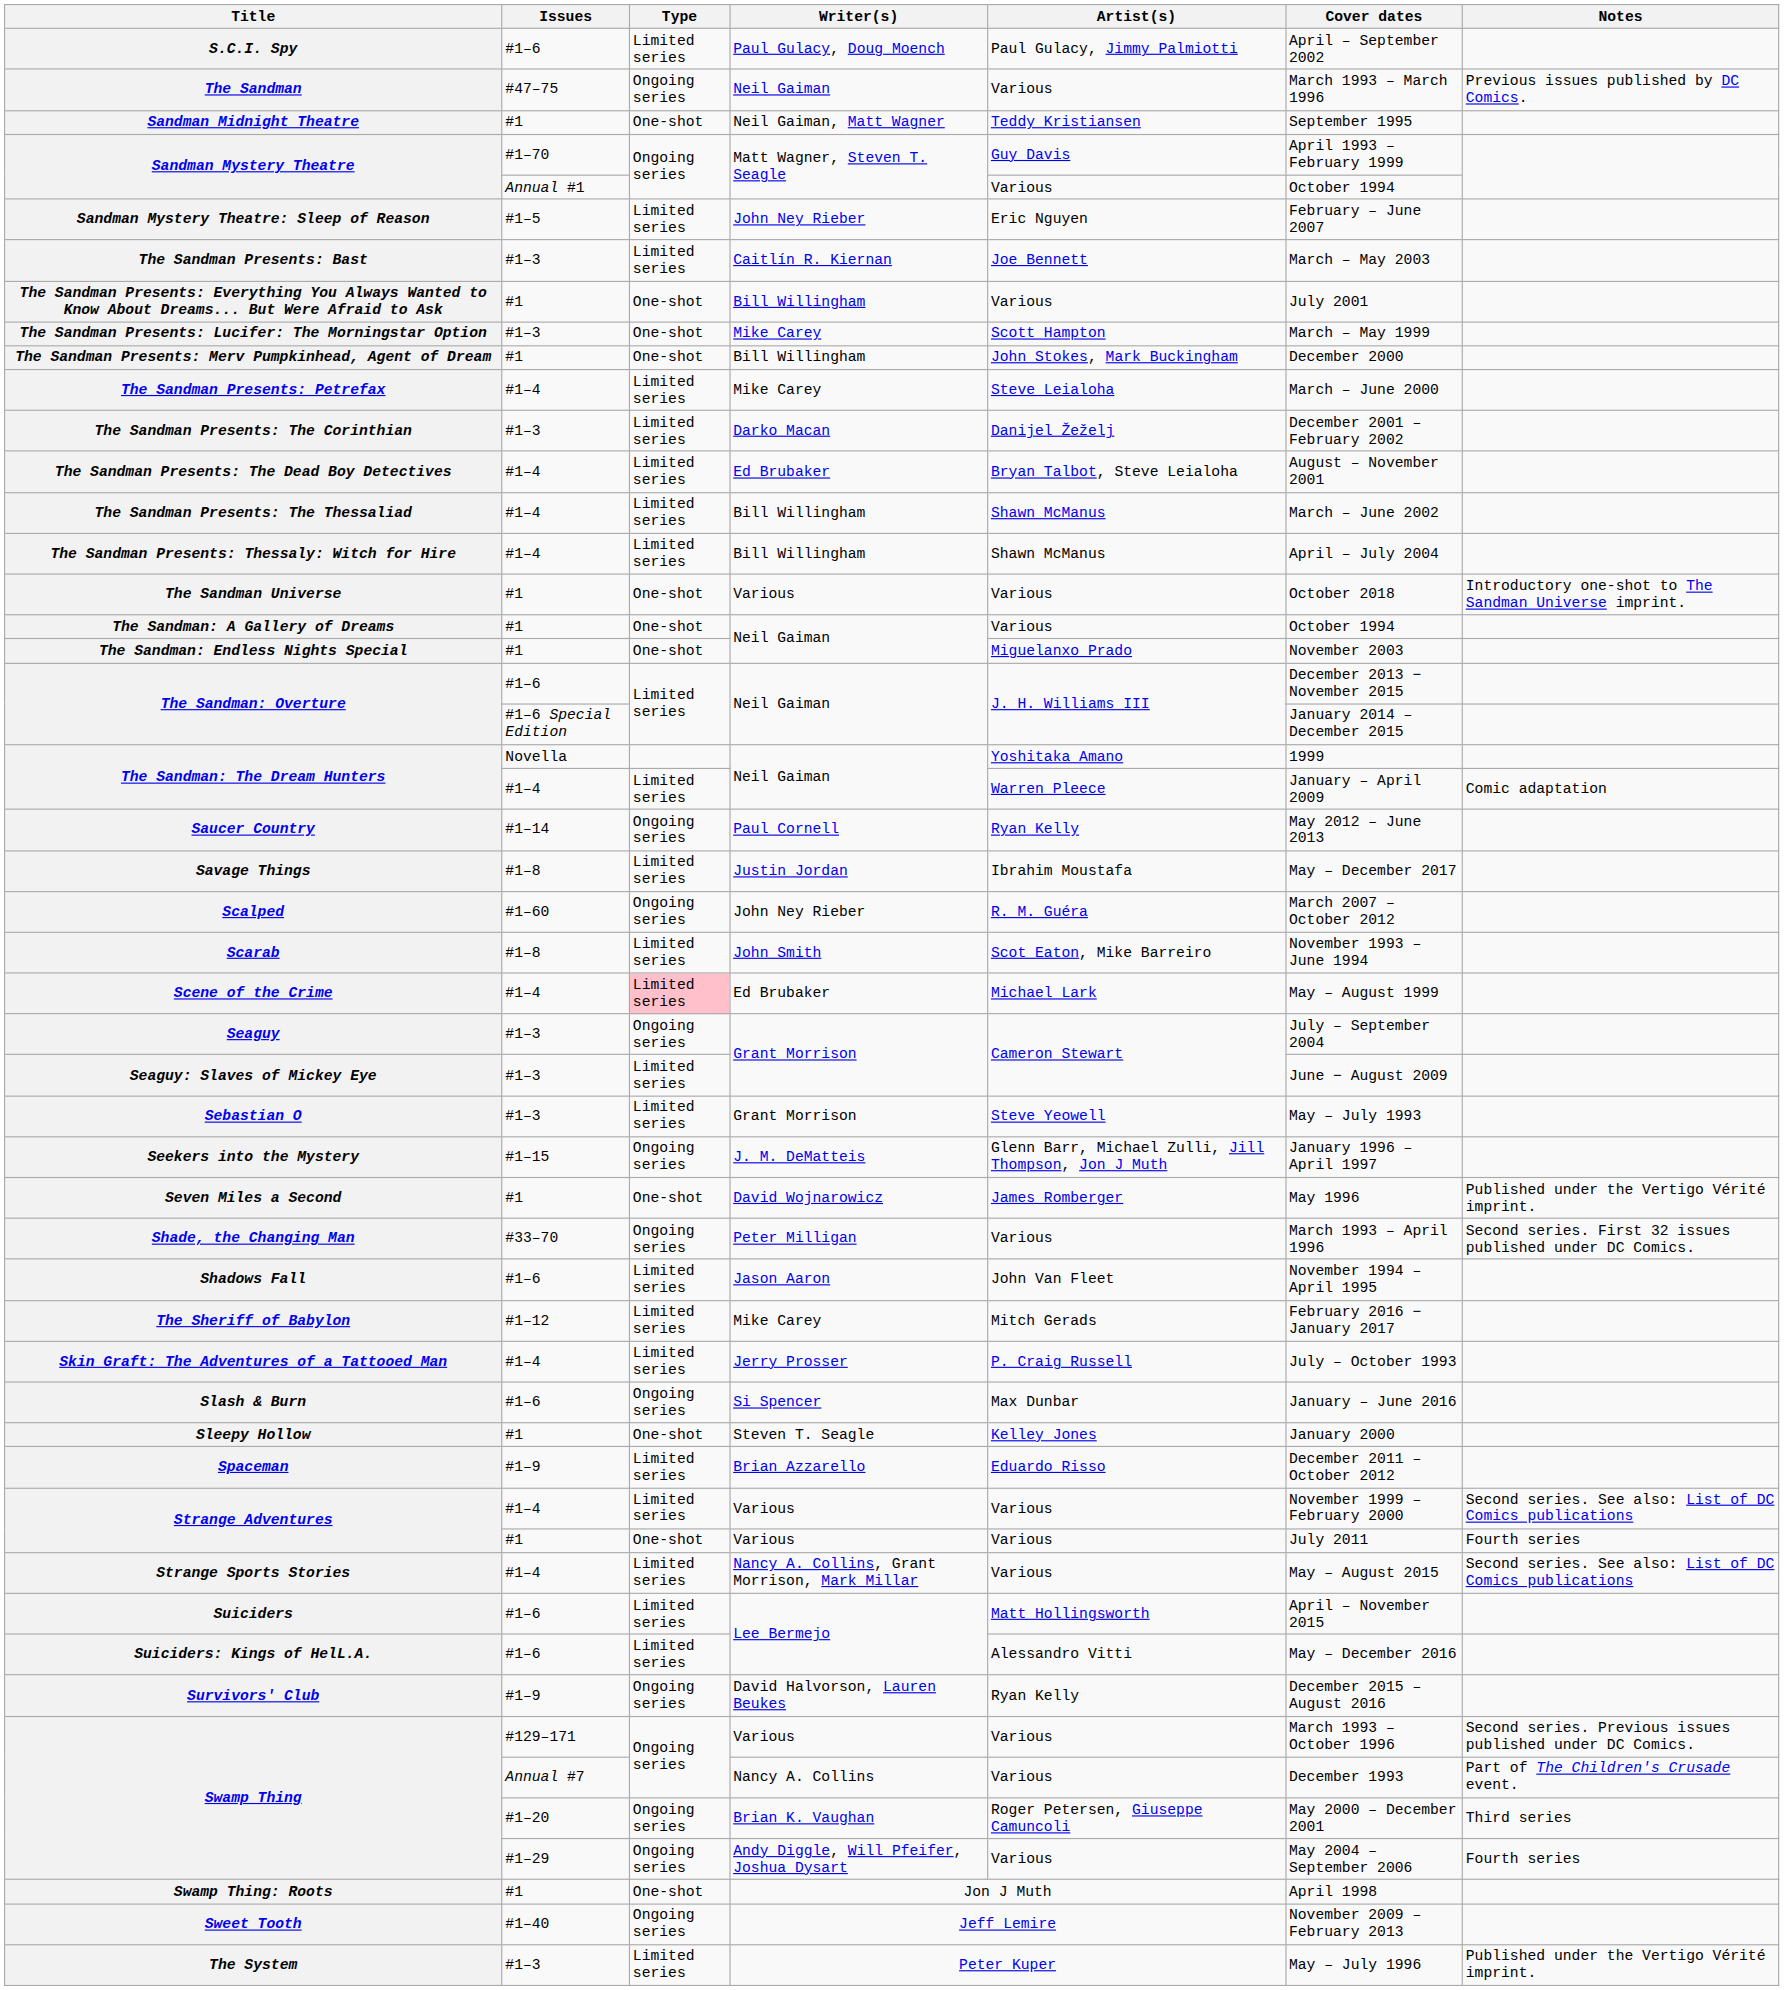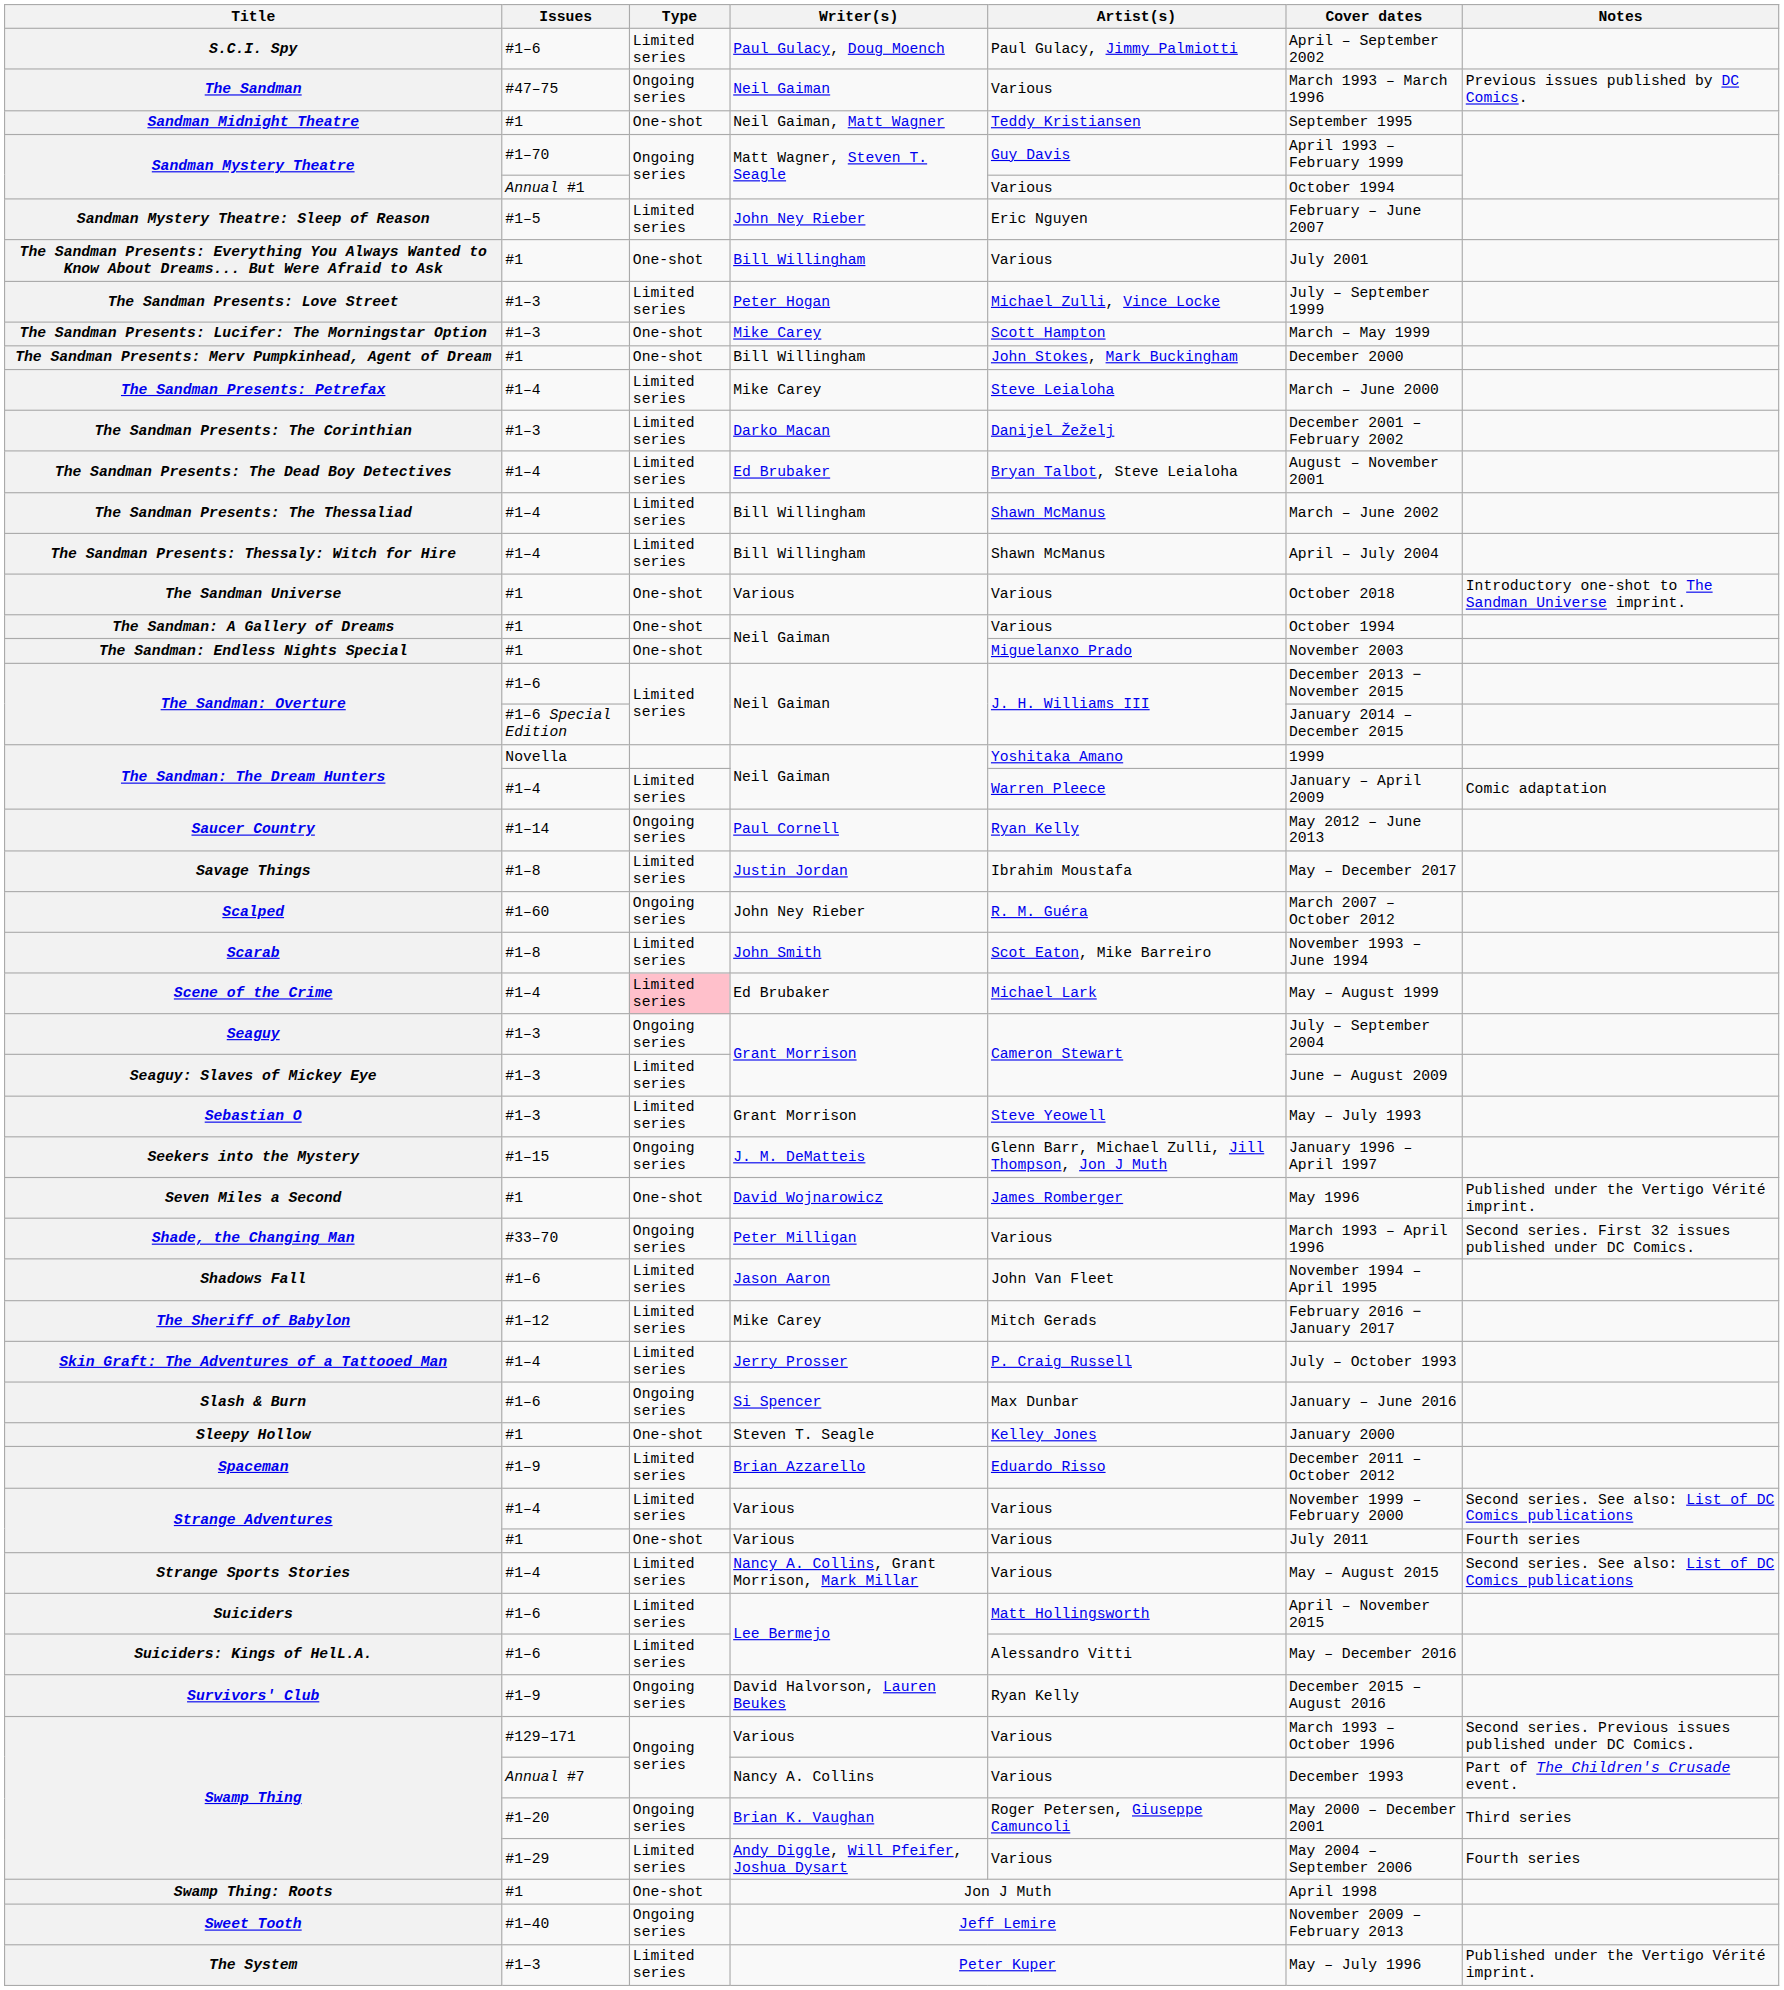- row: (253, 260)
+ row: (253, 301)
(664, 1859) Ongoing series -> (664, 1859) Limited series
